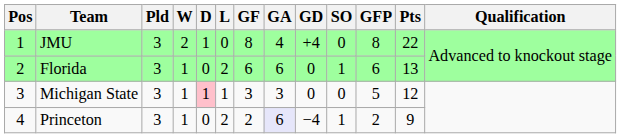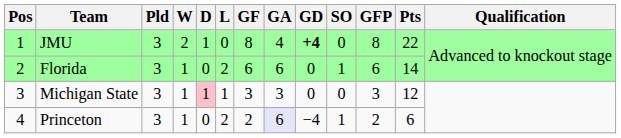(311, 42) normal -> (311, 42) bold
(410, 68) 13 -> (410, 68) 14
(376, 94) 5 -> (376, 94) 3
(410, 119) 9 -> (410, 119) 6
